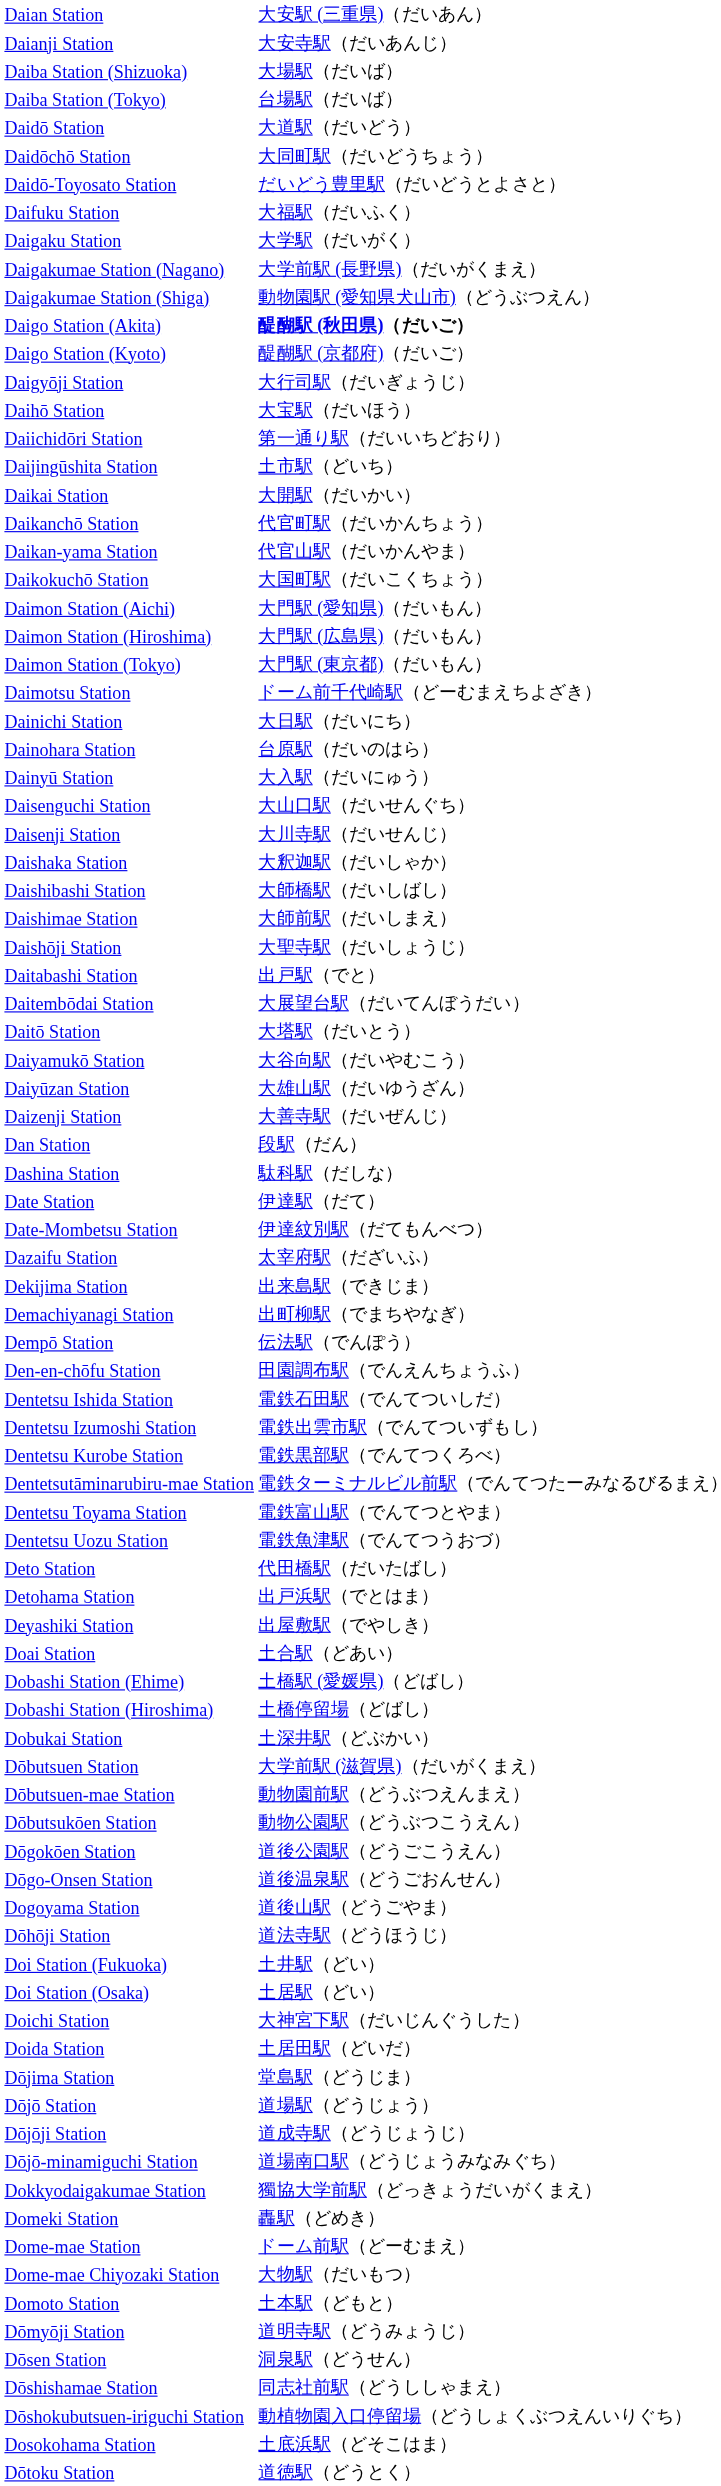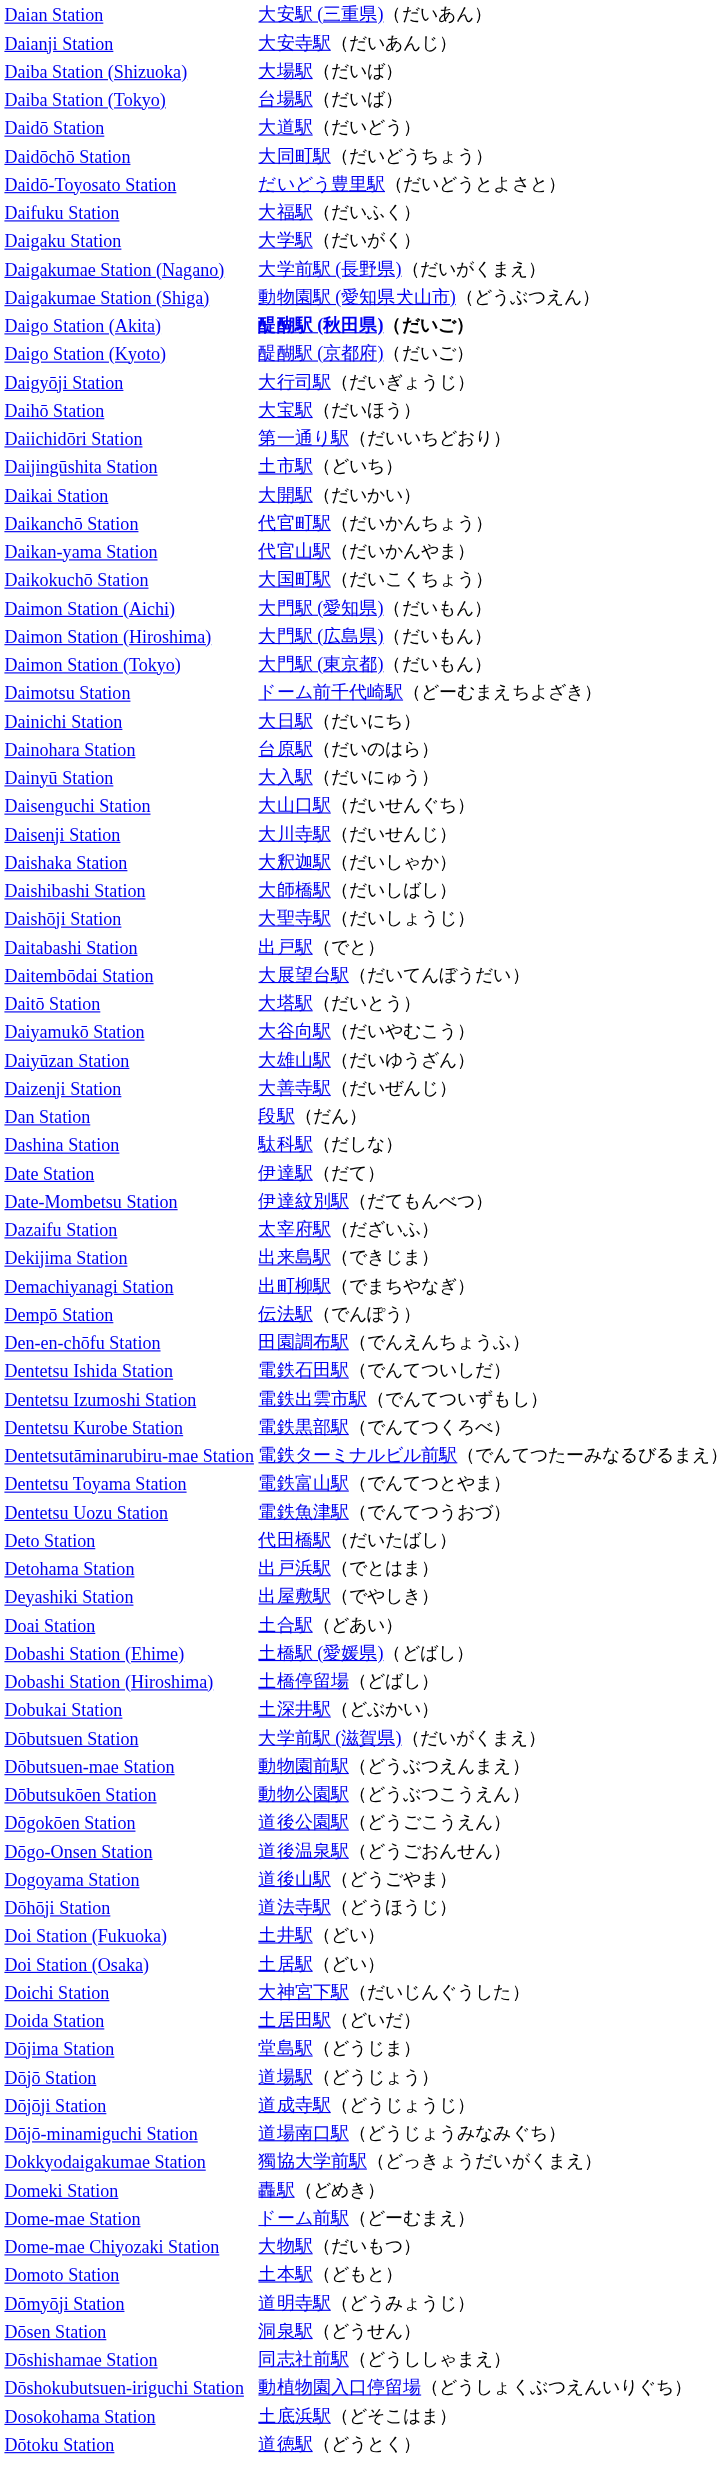- row: (71, 919)
